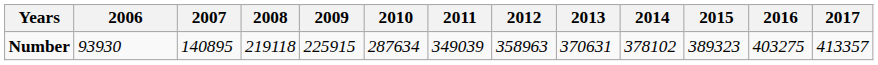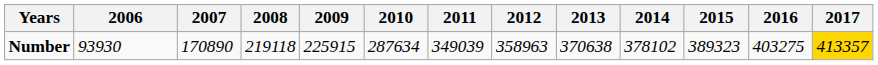(209, 45) 140895 -> (209, 45) 170890
(588, 45) 370631 -> (588, 45) 370638
(843, 45) no background -> (843, 45) gold background
